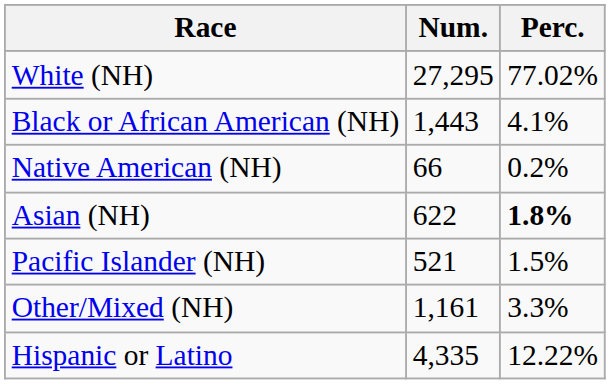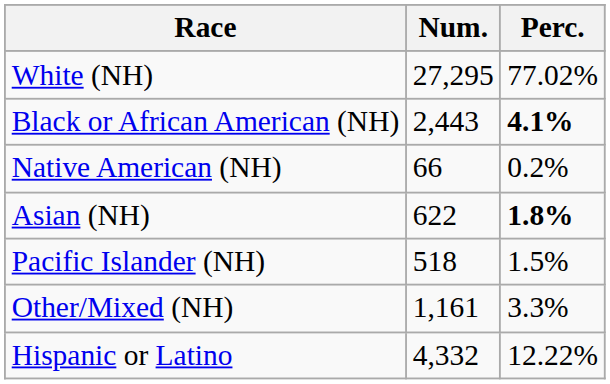(446, 121) 1,443 -> (446, 121) 2,443
(538, 121) normal -> (540, 121) bold
(435, 261) 521 -> (435, 261) 518
(446, 354) 4,335 -> (446, 354) 4,332
